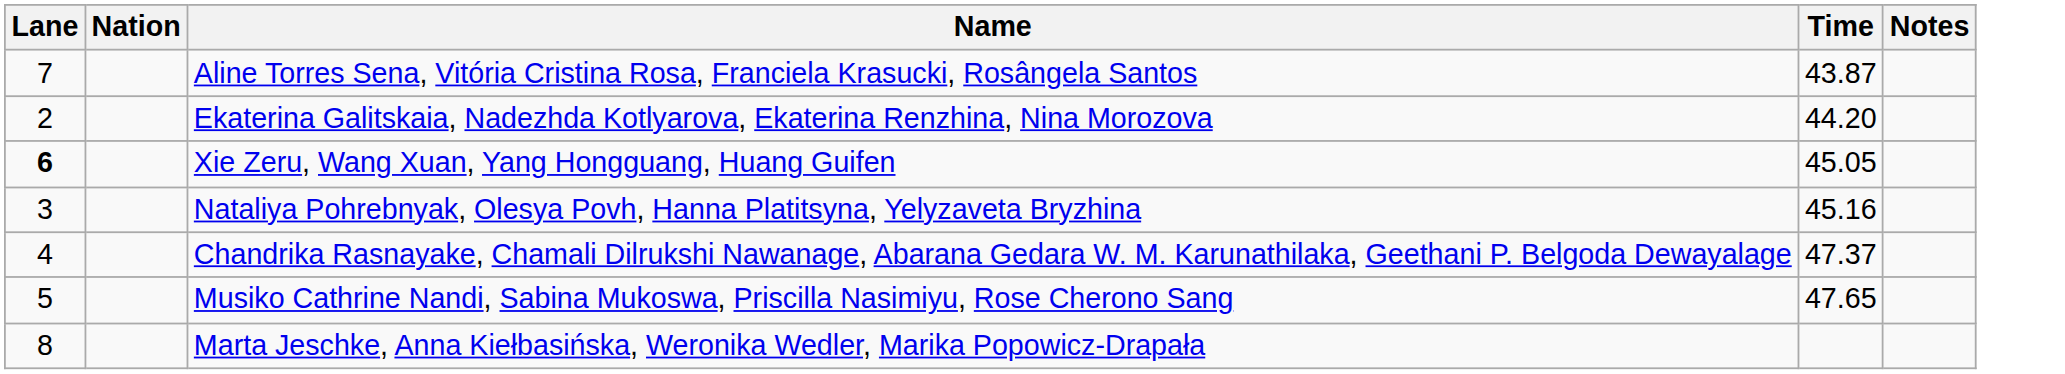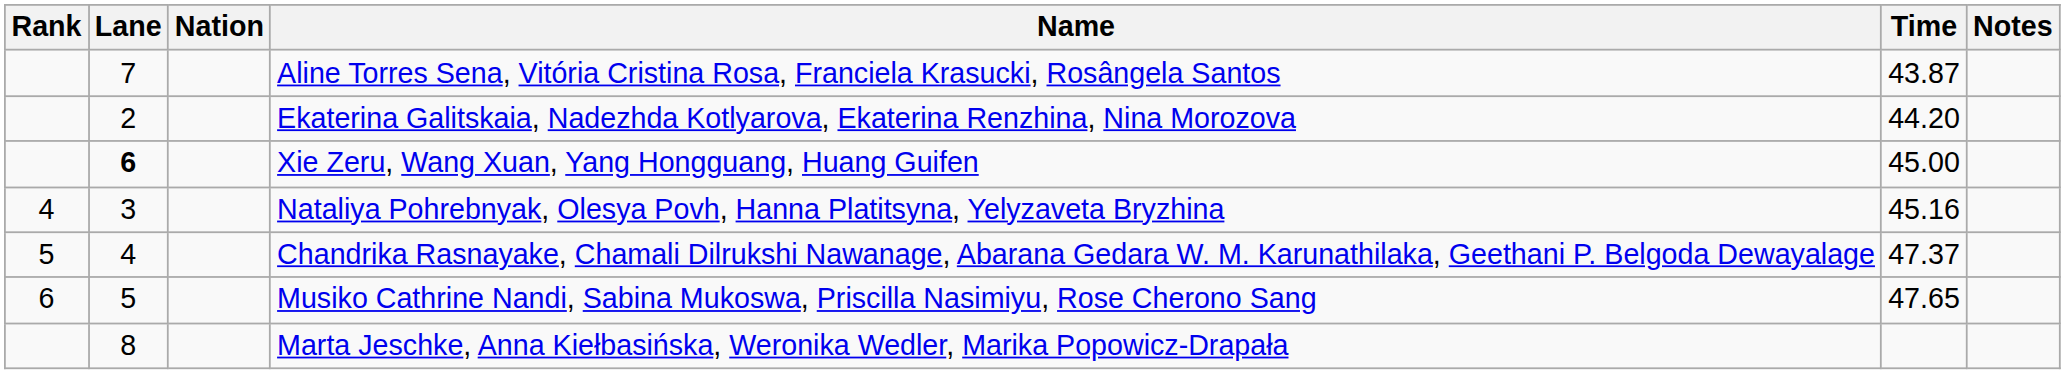+ column: (47, 27)
(1841, 163) 45.05 -> (1924, 163) 45.00
